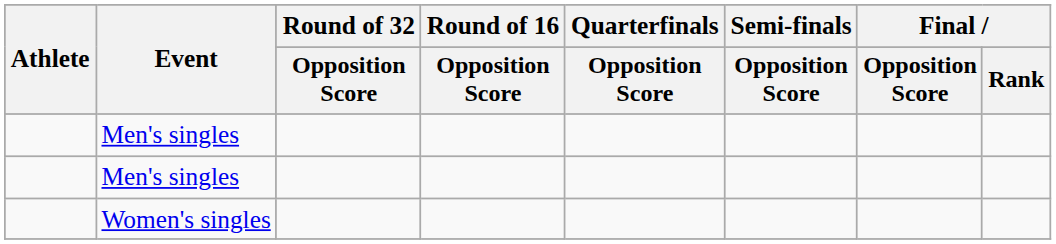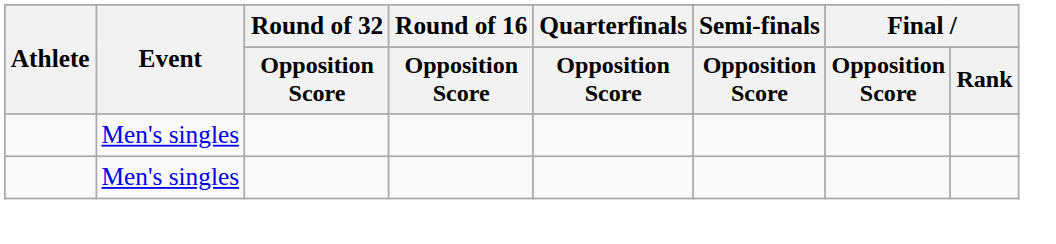- row: (50, 219)
